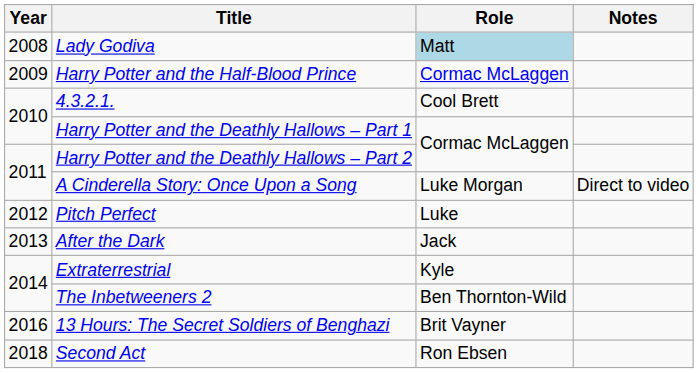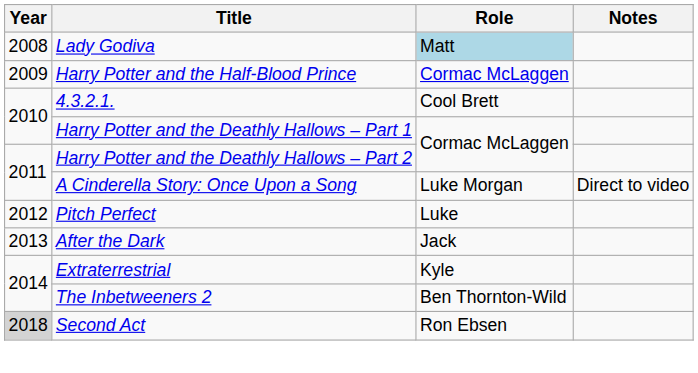- row: (223, 325)
(28, 353) no background -> (28, 325) lightgrey background
